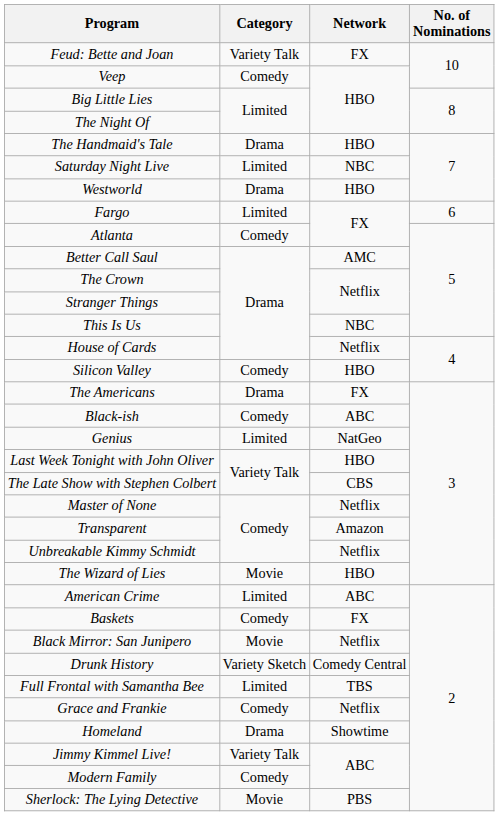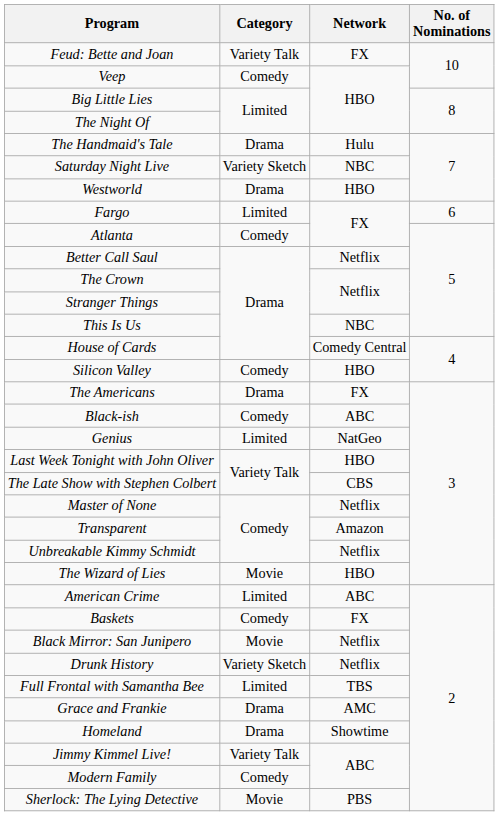(360, 144) HBO -> (360, 144) Hulu
(264, 167) Limited -> (264, 167) Variety Sketch
(360, 257) AMC -> (360, 257) Netflix
(360, 347) Netflix -> (360, 347) Comedy Central
(360, 664) Comedy Central -> (360, 664) Netflix
(264, 709) Comedy -> (264, 709) Drama
(360, 709) Netflix -> (360, 709) AMC
